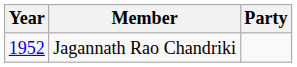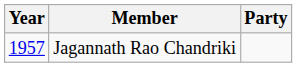(27, 47) 1952 -> (27, 47) 1957
